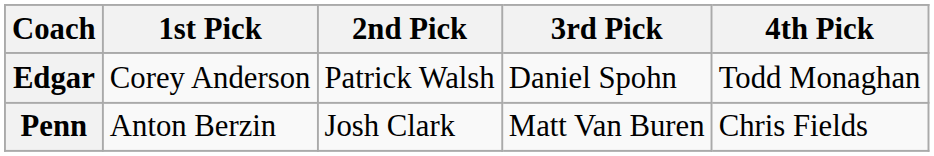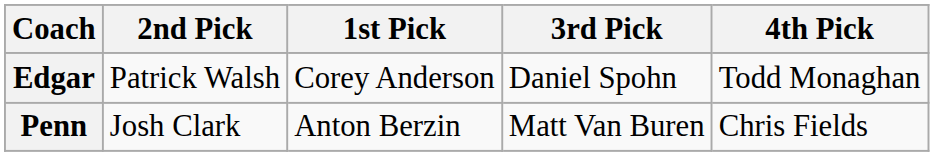columns swapped: (210, 28) <-> (410, 28)
